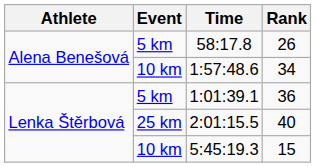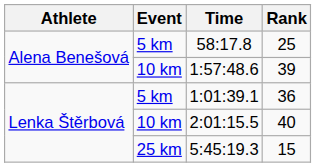(287, 44) 26 -> (287, 44) 25
(287, 70) 34 -> (287, 70) 39
(159, 123) 25 km -> (159, 123) 10 km
(159, 149) 10 km -> (159, 149) 25 km
